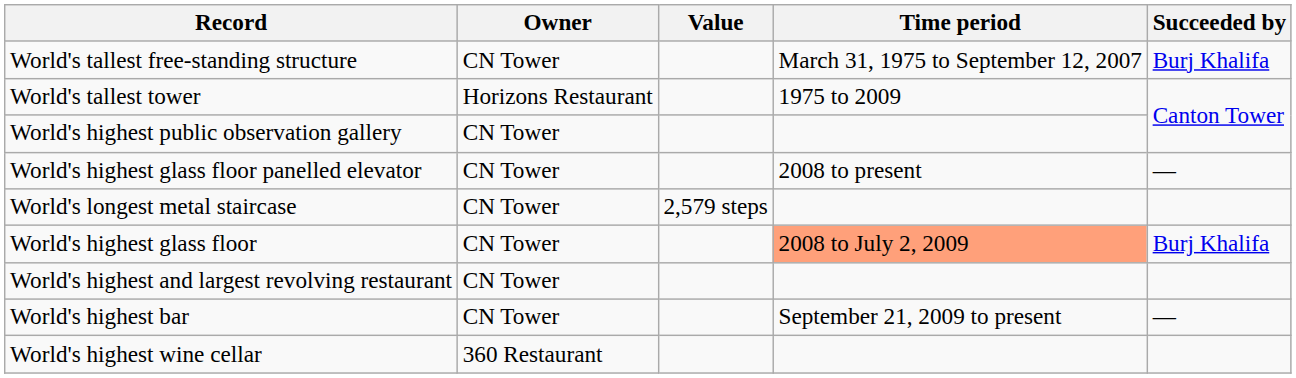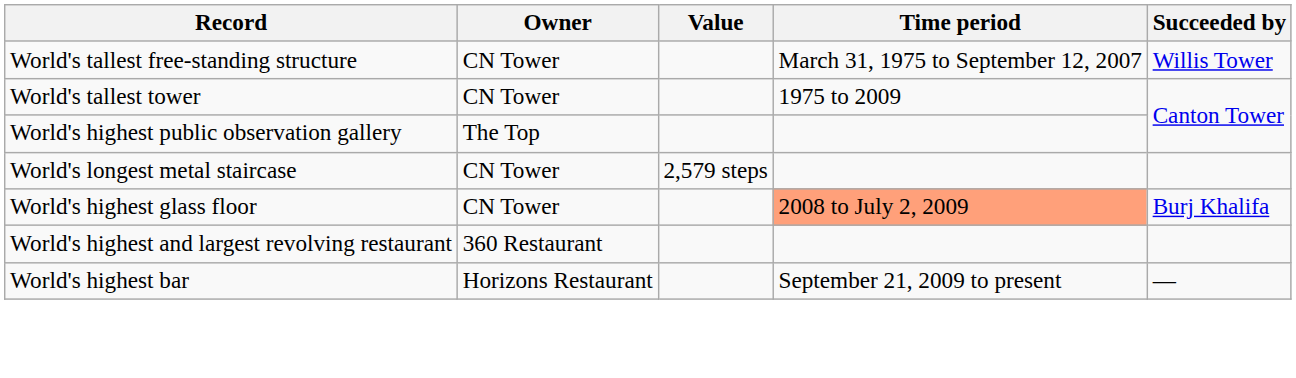(1211, 59) Burj Khalifa -> (1213, 59) Willis Tower
(558, 96) Horizons Restaurant -> (511, 96) CN Tower
(511, 133) CN Tower -> (501, 133) The Top
- row: (216, 170)
(511, 280) CN Tower -> (533, 243) 360 Restaurant
(511, 317) CN Tower -> (558, 280) Horizons Restaurant
- row: (136, 354)
